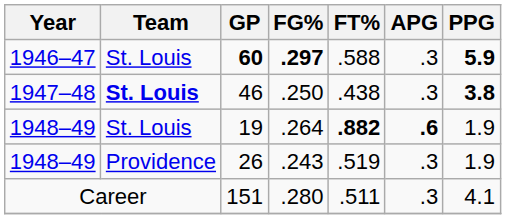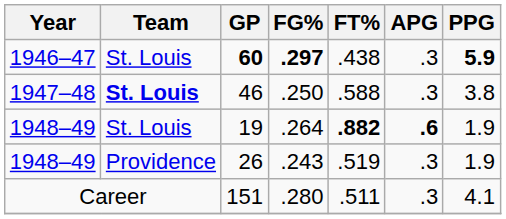(359, 57) .588 -> (359, 57) .438
(359, 92) .438 -> (359, 92) .588
(480, 92) bold -> (480, 92) normal
